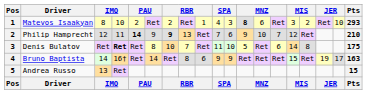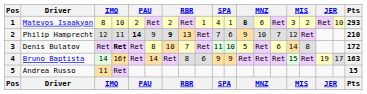(231, 23) 3 -> (231, 23) 1
(354, 47) 175 -> (354, 47) 172
(103, 71) 13 -> (103, 71) 11
